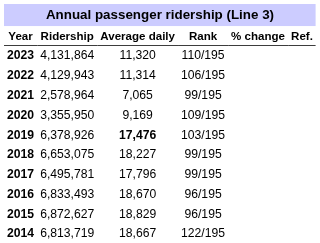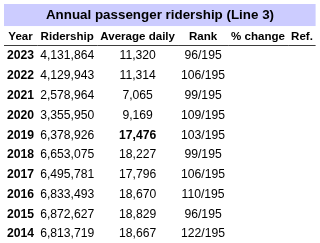(203, 55) 110/195 -> (203, 55) 96/195
(203, 174) 99/195 -> (203, 174) 106/195
(203, 194) 96/195 -> (203, 194) 110/195
